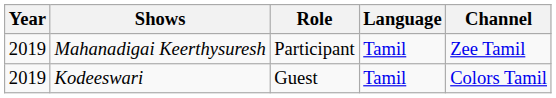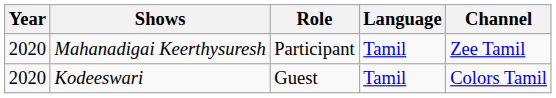(27, 48) 2019 -> (27, 48) 2020
(27, 78) 2019 -> (27, 78) 2020
